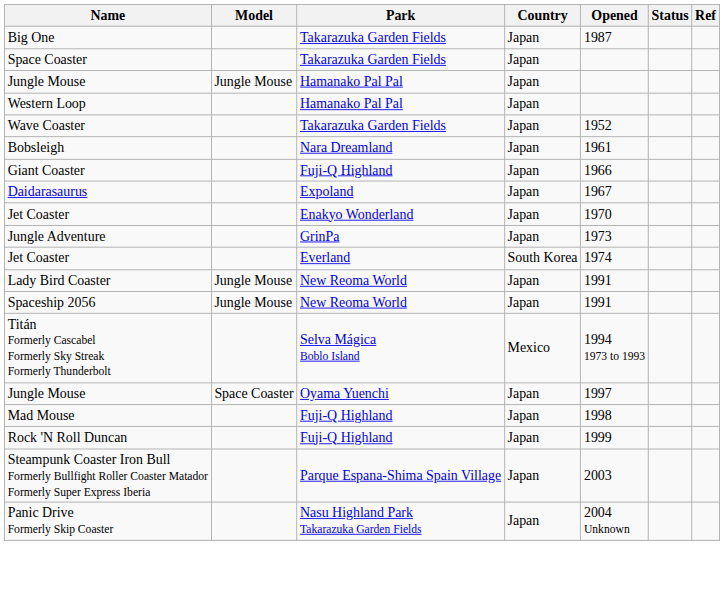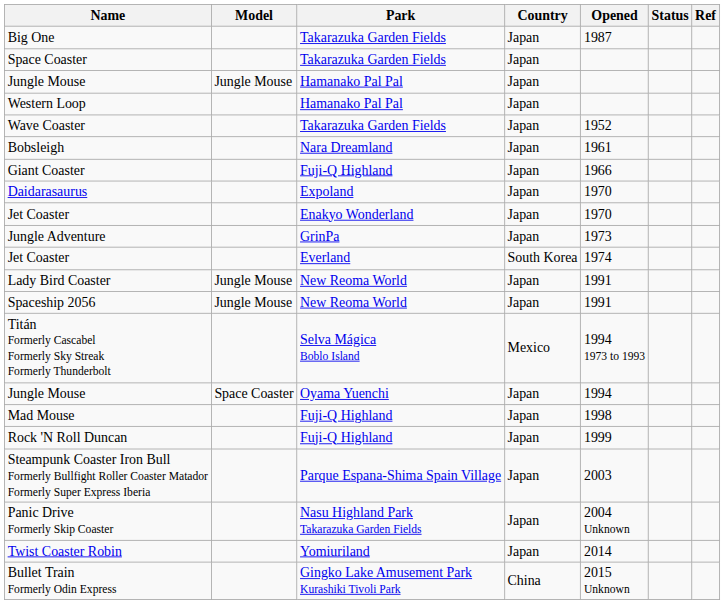(598, 192) 1967 -> (598, 192) 1970
(598, 393) 1997 -> (598, 393) 1994
+ row: (65, 551)
+ row: (62, 580)
